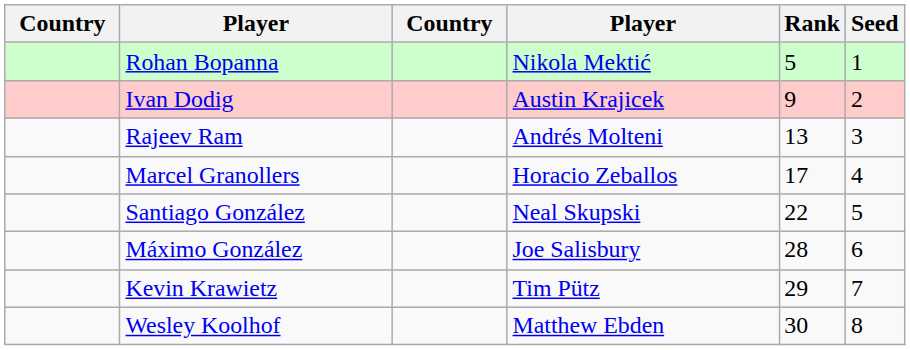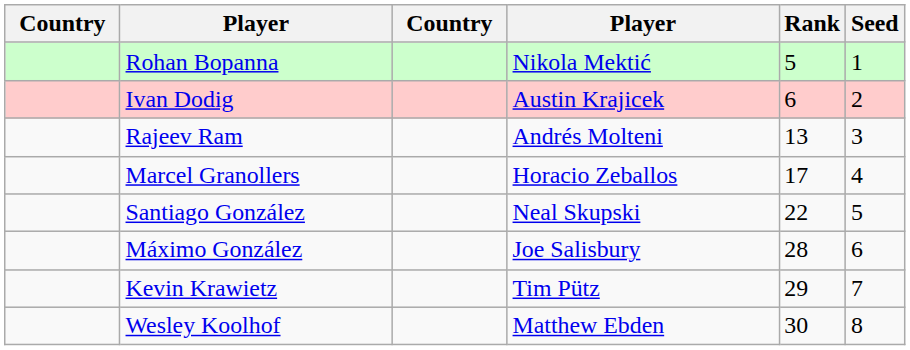(790, 99) 9 -> (790, 99) 6
